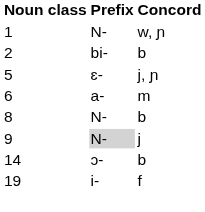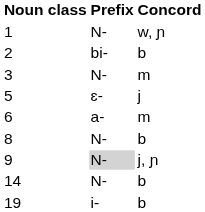+ row: (8, 74)
(148, 74) j, ɲ -> (139, 96) j
(139, 138) j -> (148, 160) j, ɲ
(97, 160) ɔ- -> (99, 181) N-
(140, 181) f -> (142, 202) b
